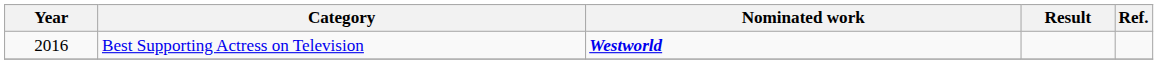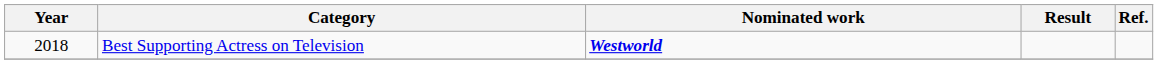(51, 45) 2016 -> (51, 45) 2018
